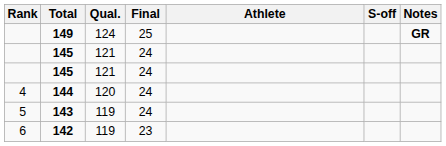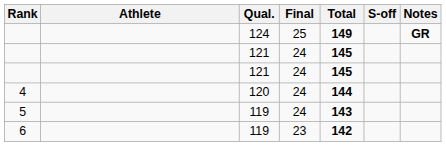columns swapped: (265, 14) <-> (63, 14)
